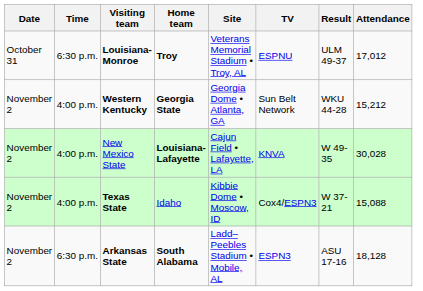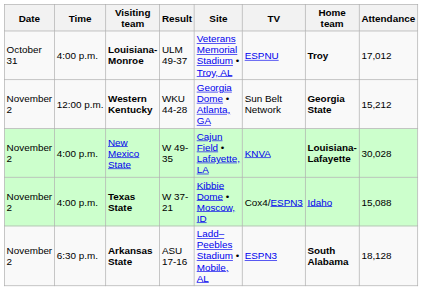columns swapped: (181, 18) <-> (336, 18)
(77, 56) 6:30 p.m. -> (77, 56) 4:00 p.m.
(77, 104) 4:00 p.m. -> (80, 104) 12:00 p.m.
